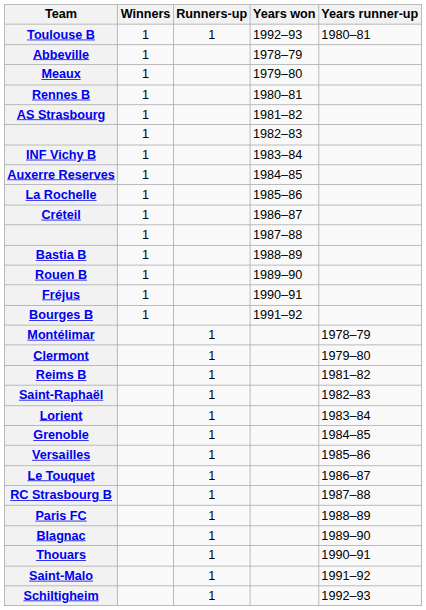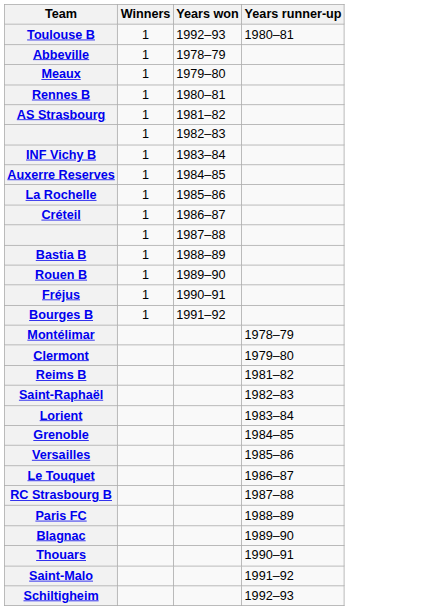- column: (212, 14)
